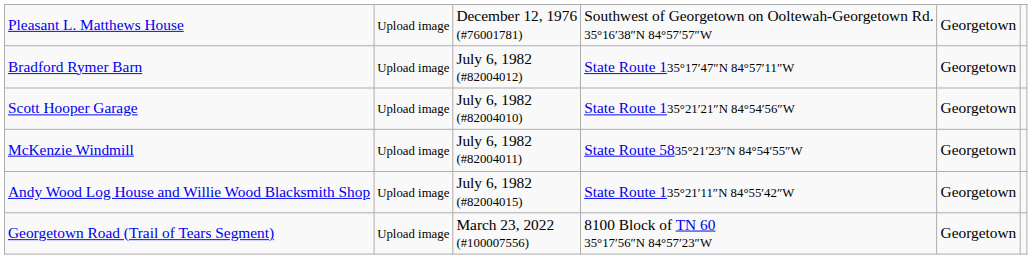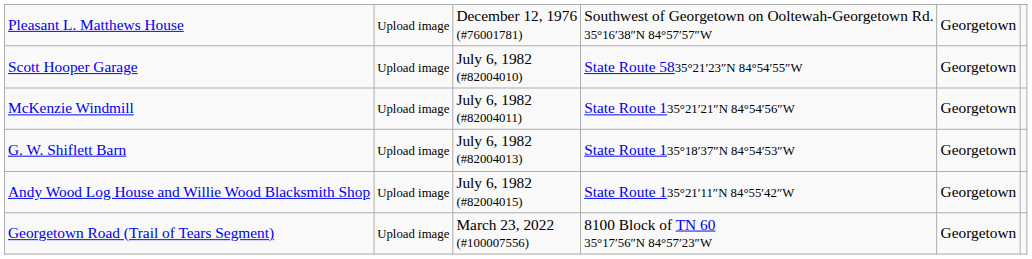- row: (75, 66)
(690, 108) State Route 135°21′21″N 84°54′56″W -> (693, 66) State Route 5835°21′23″N 84°54′55″W
(693, 150) State Route 5835°21′23″N 84°54′55″W -> (690, 108) State Route 135°21′21″N 84°54′56″W
+ row: (67, 150)
